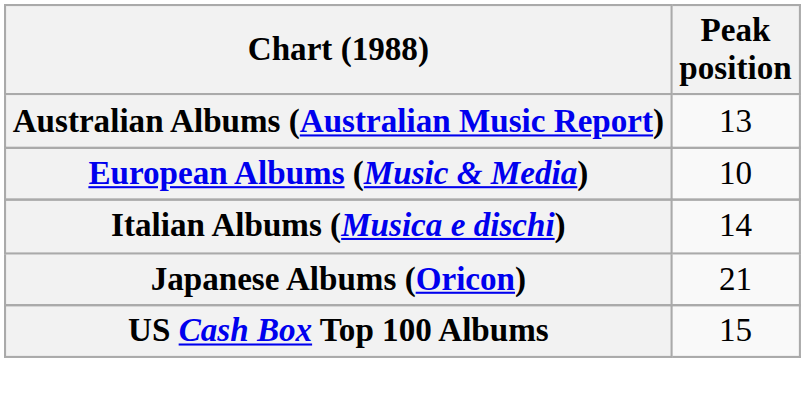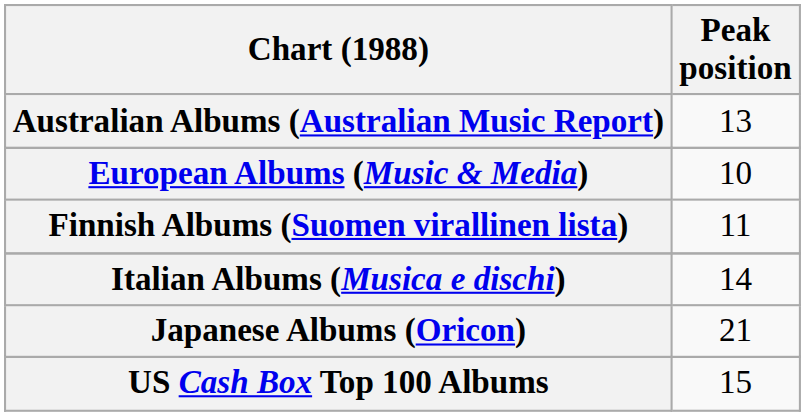+ row: (338, 225)
